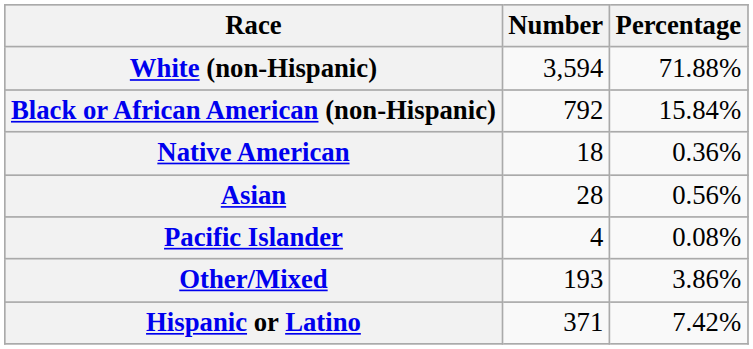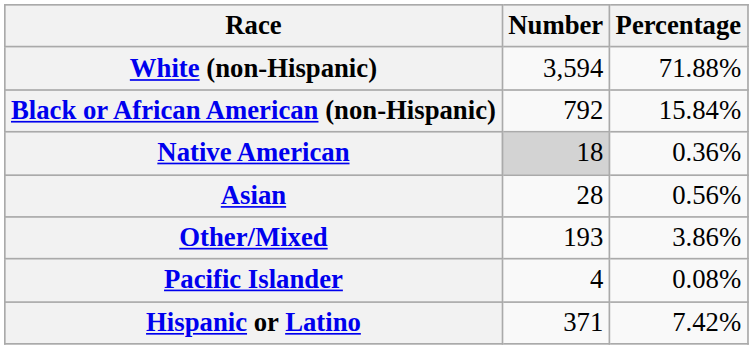(590, 152) no background -> (590, 152) lightgrey background
rows swapped: (253, 237) <-> (253, 279)
